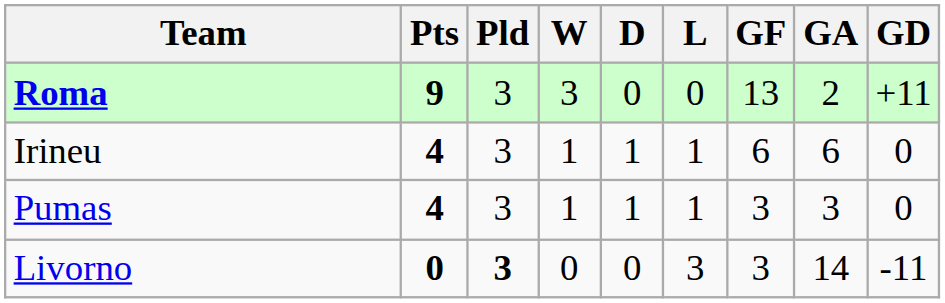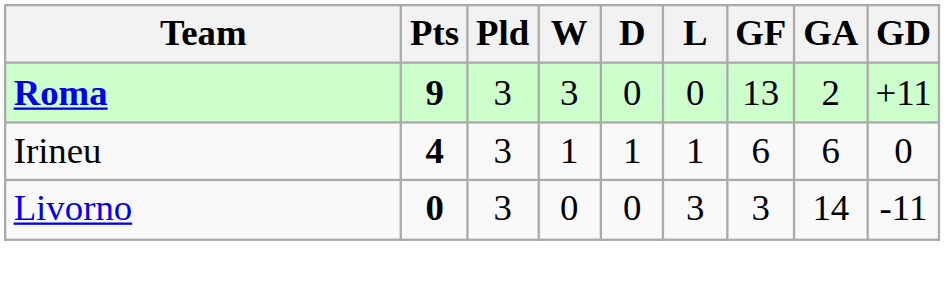- row: (63, 208)
(503, 267) bold -> (503, 208) normal
